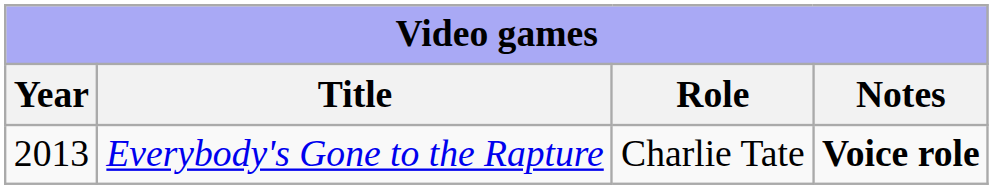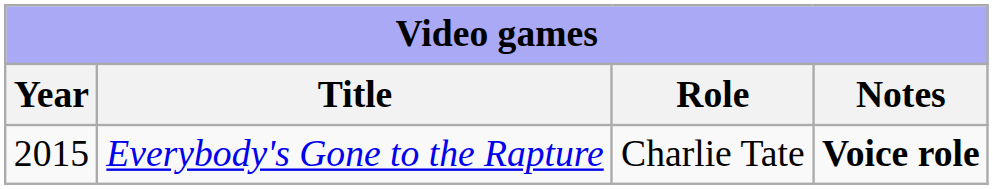(51, 153) 2013 -> (51, 153) 2015
